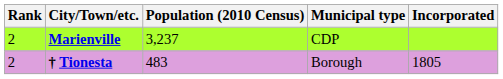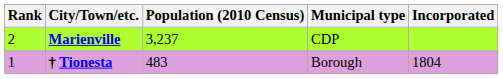(11, 62) 2 -> (11, 62) 1
(426, 62) 1805 -> (426, 62) 1804
